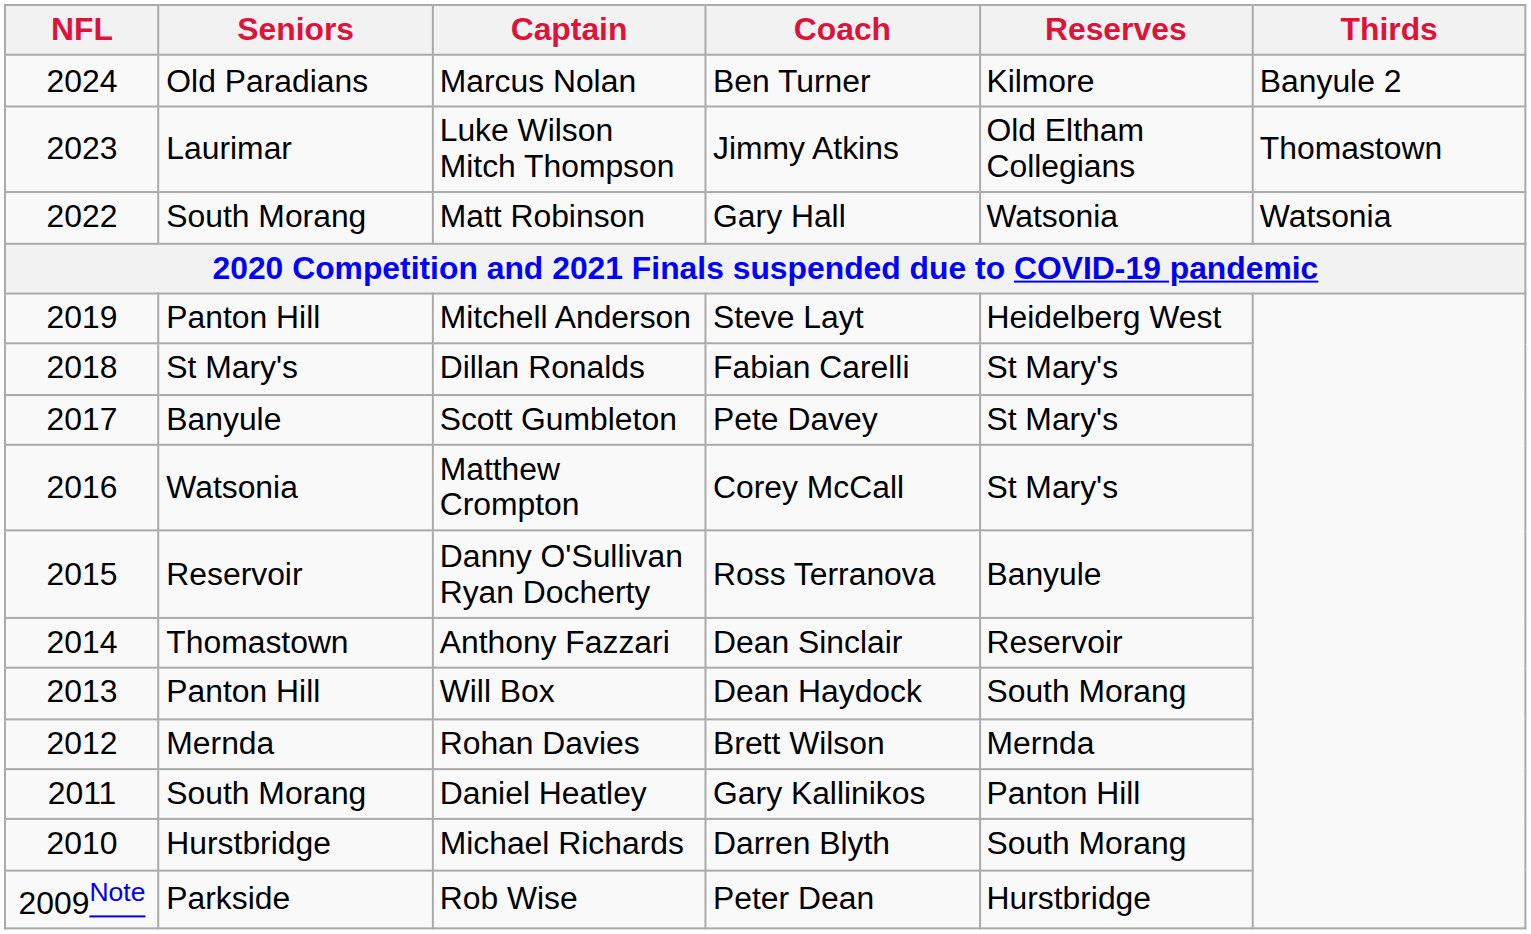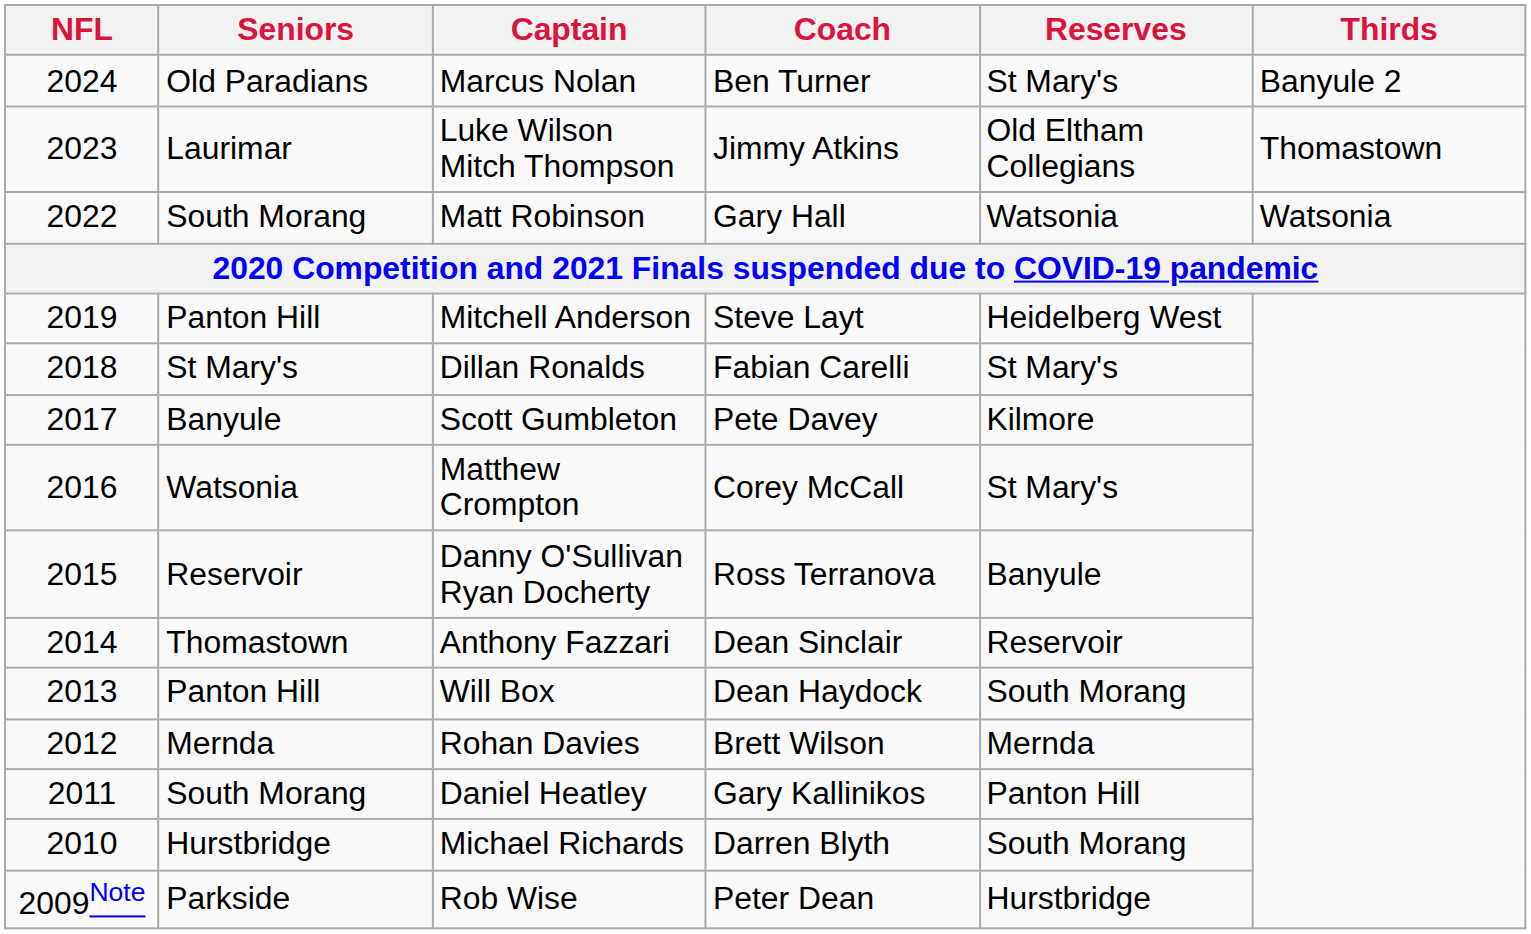(1040, 80) Kilmore -> (1052, 80) St Mary's
(1052, 419) St Mary's -> (1040, 419) Kilmore
